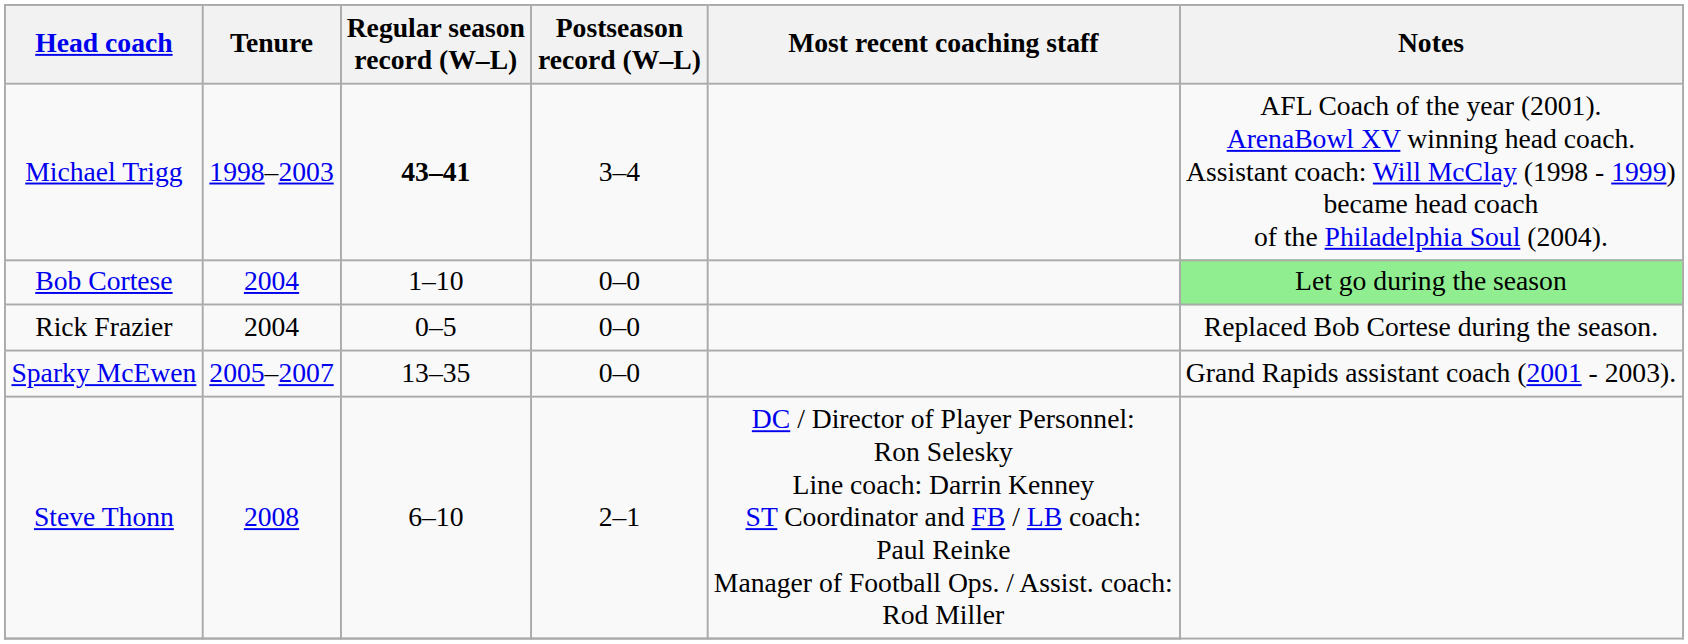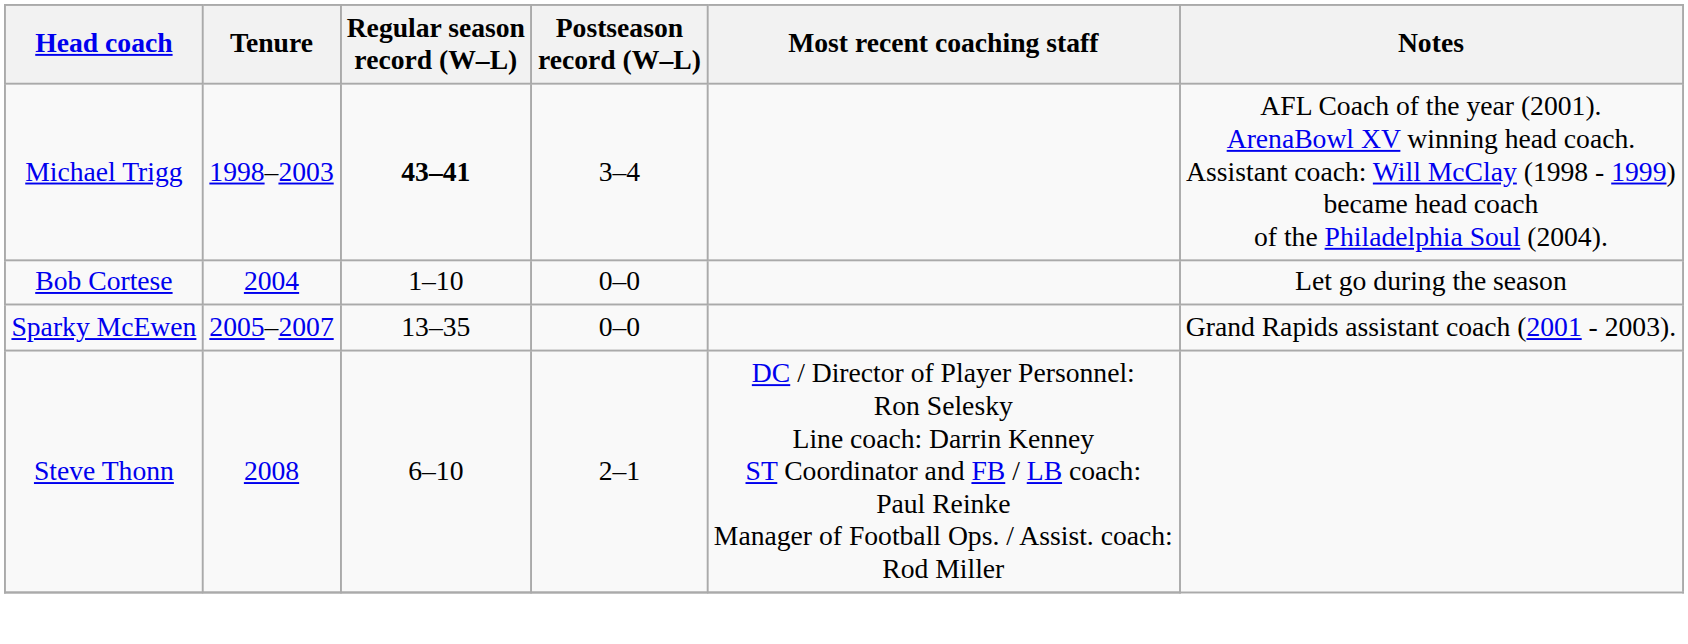(1431, 282) lightgreen background -> (1431, 282) no background
- row: (104, 327)
